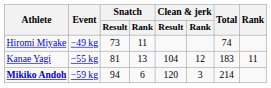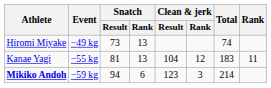(142, 43) 11 -> (142, 43) 13
(171, 75) 120 -> (171, 75) 123
